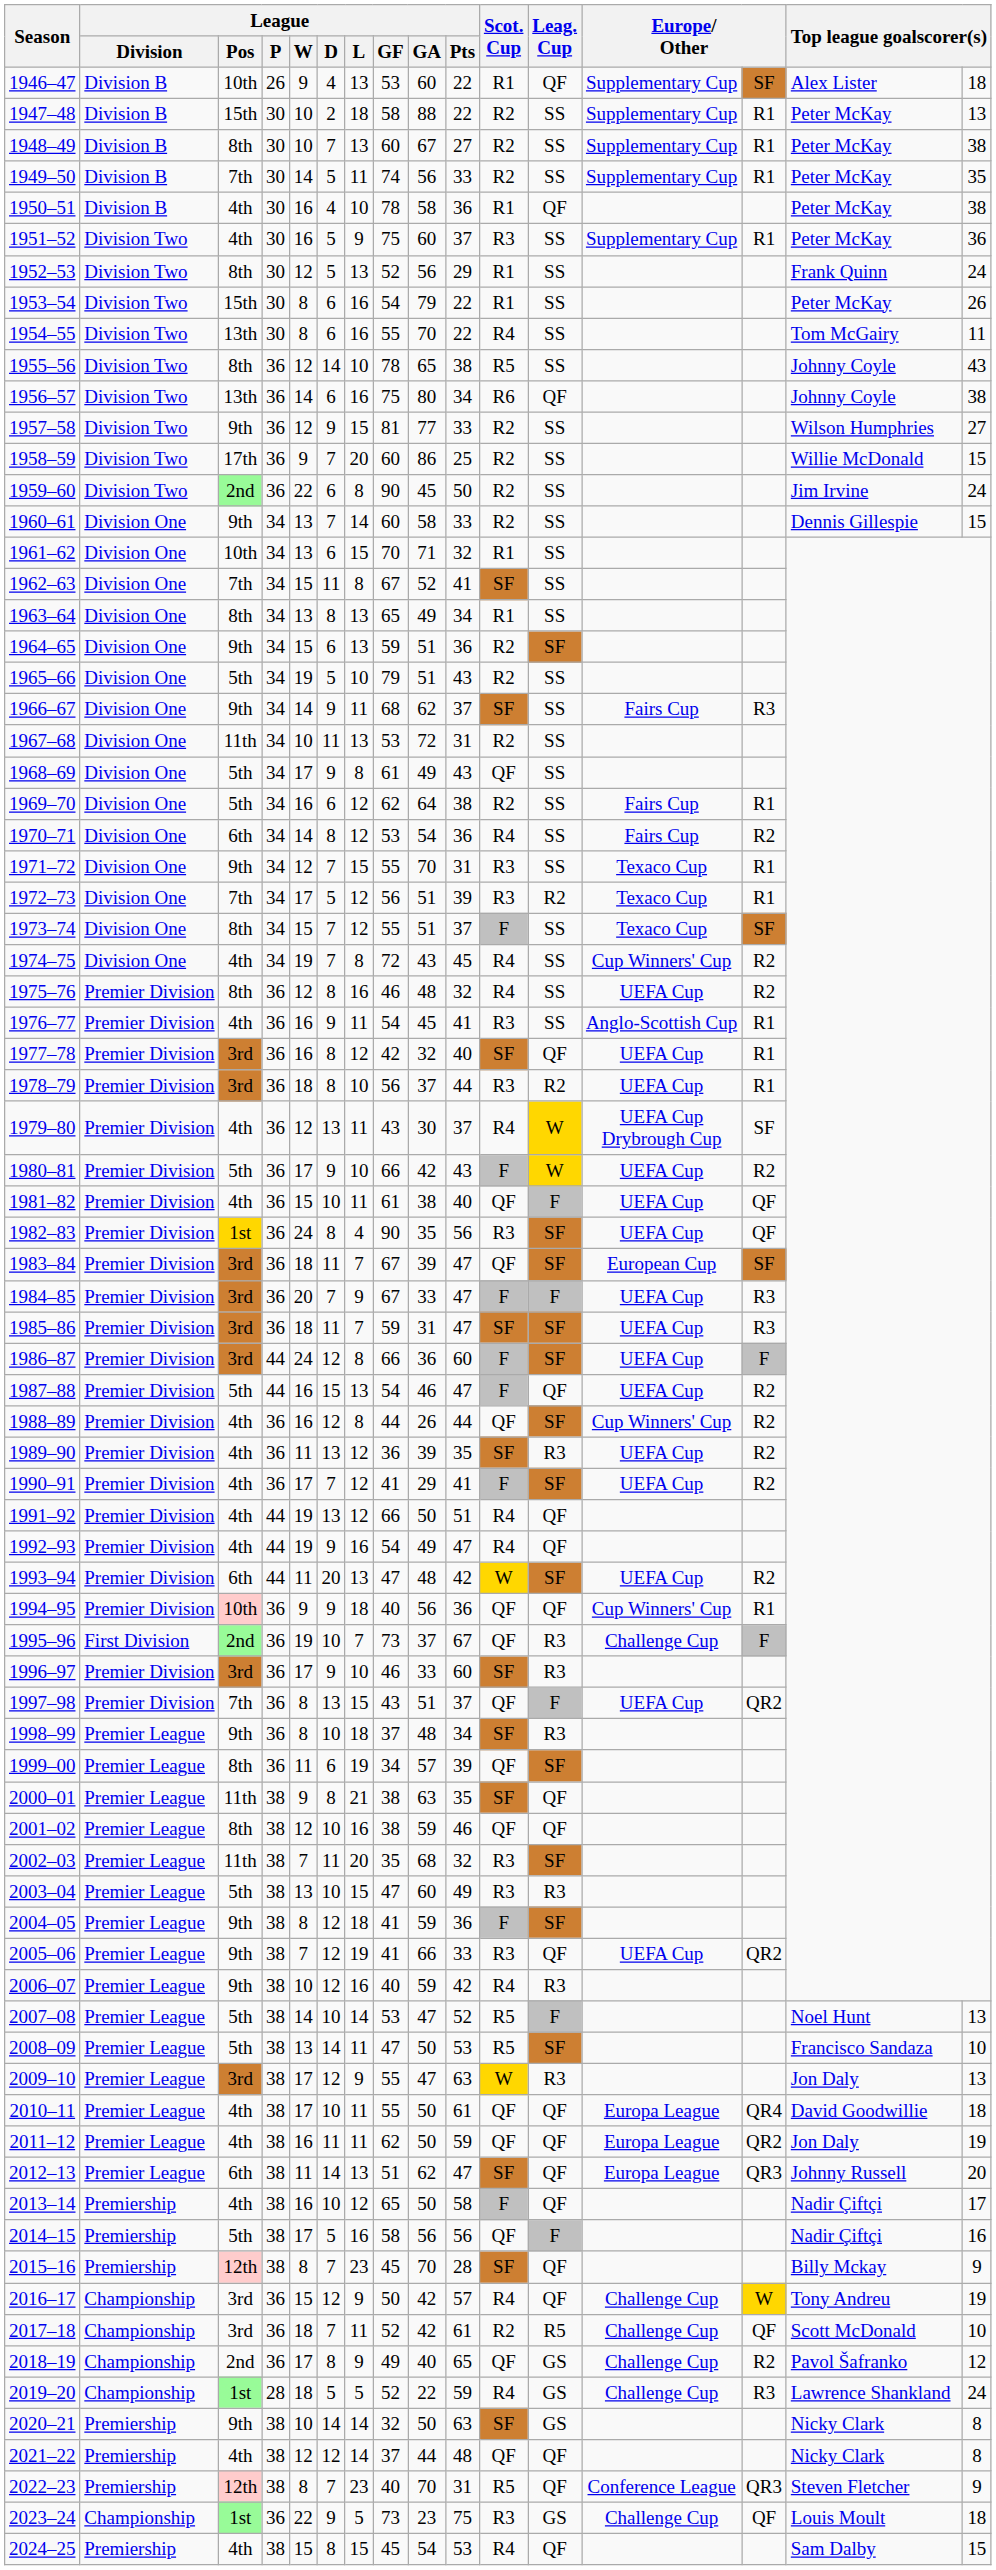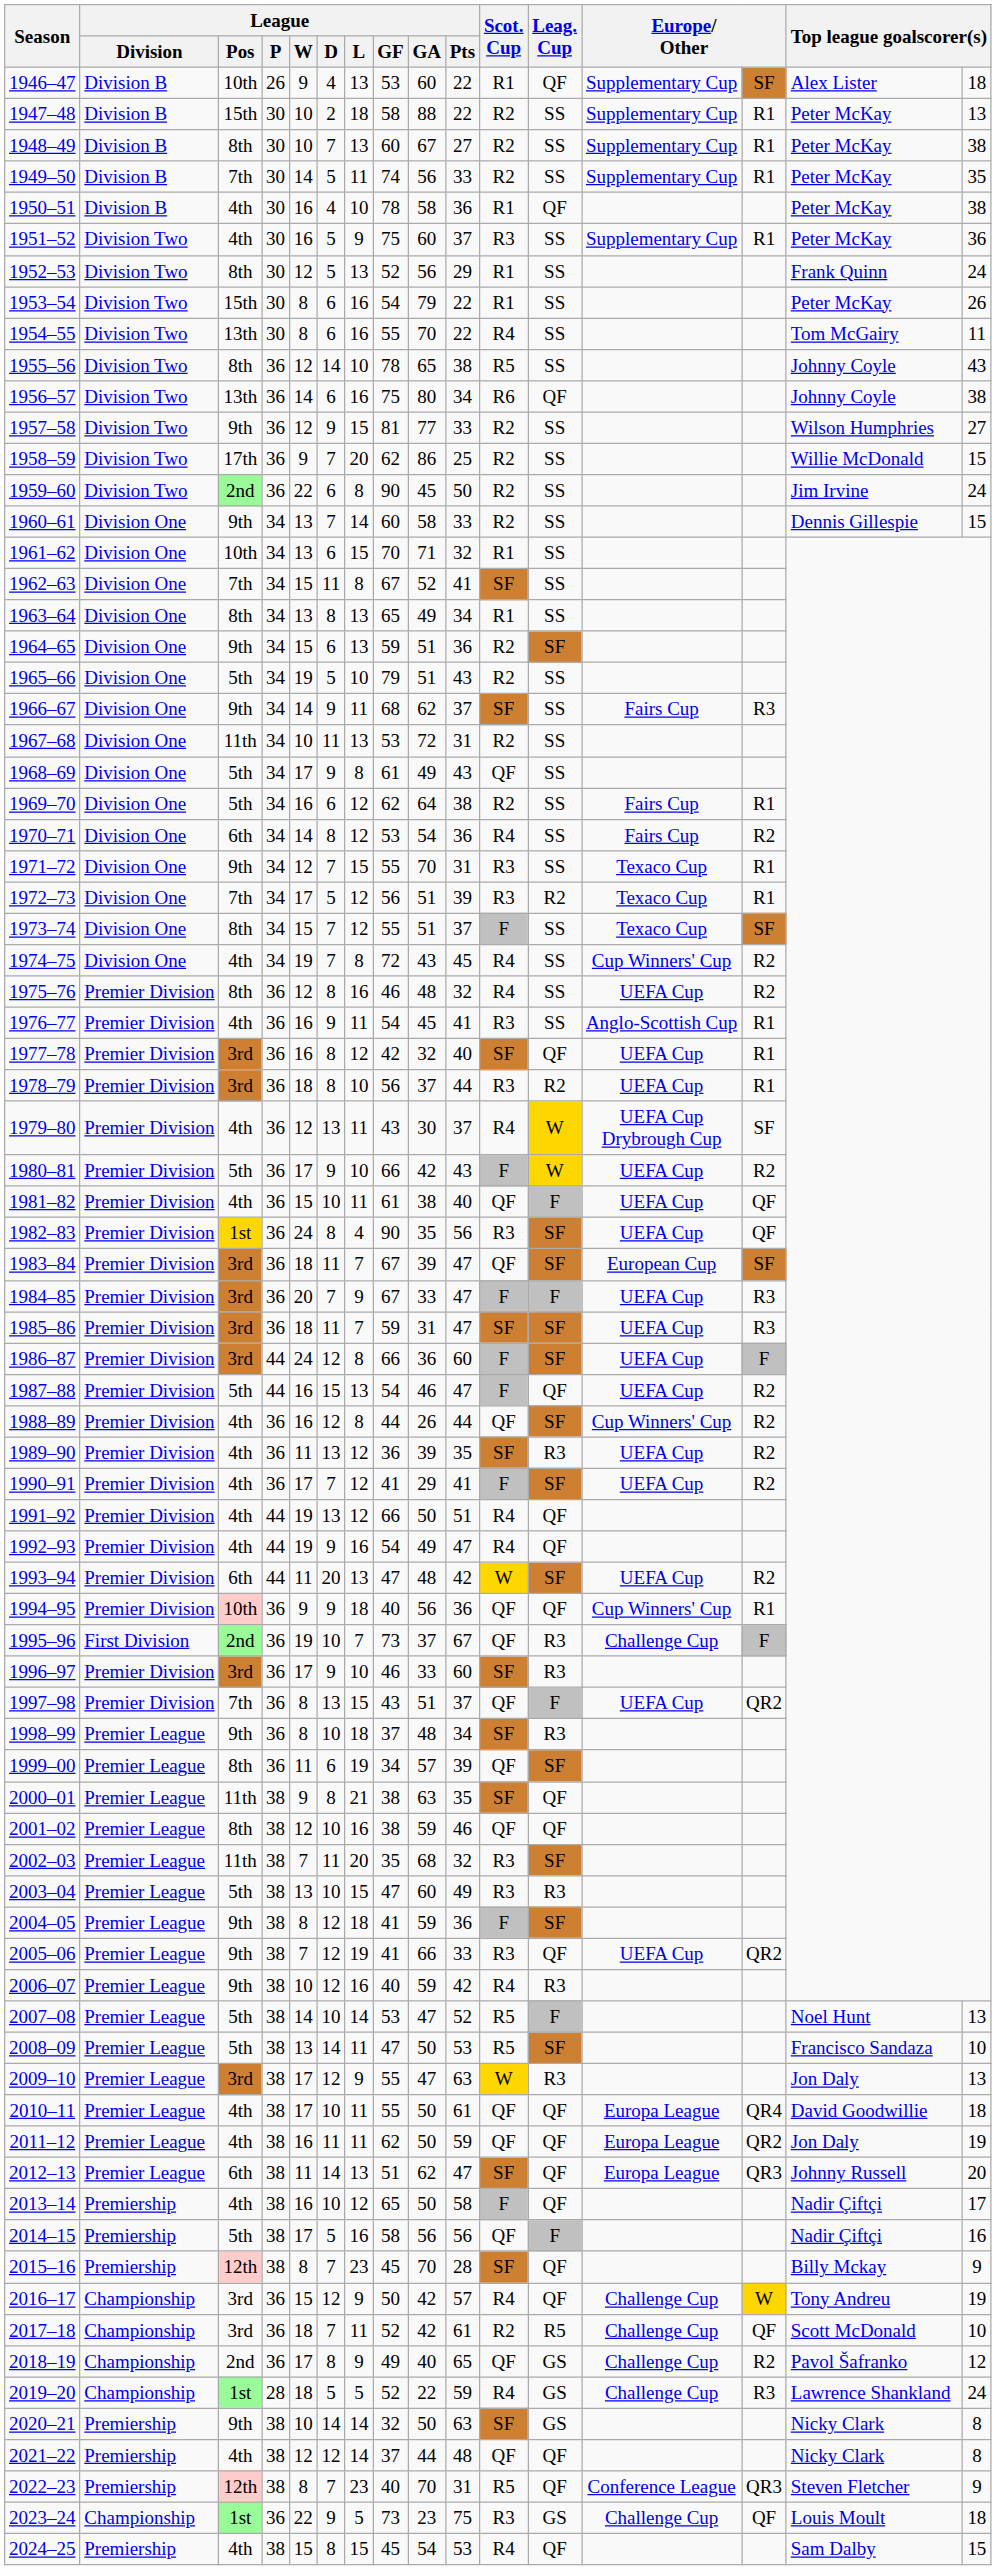(390, 458) 60 -> (390, 458) 62
